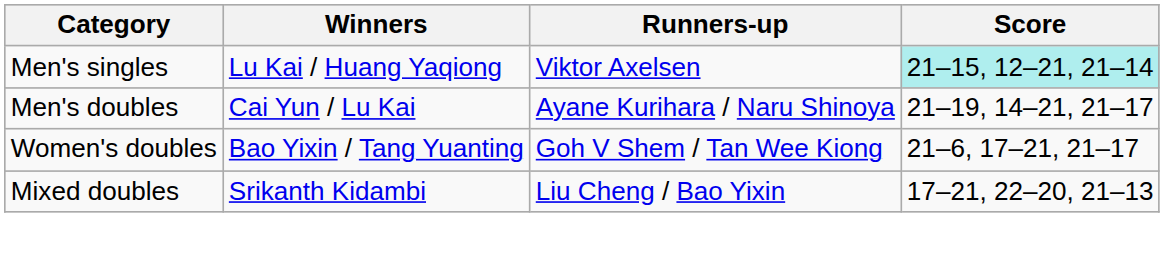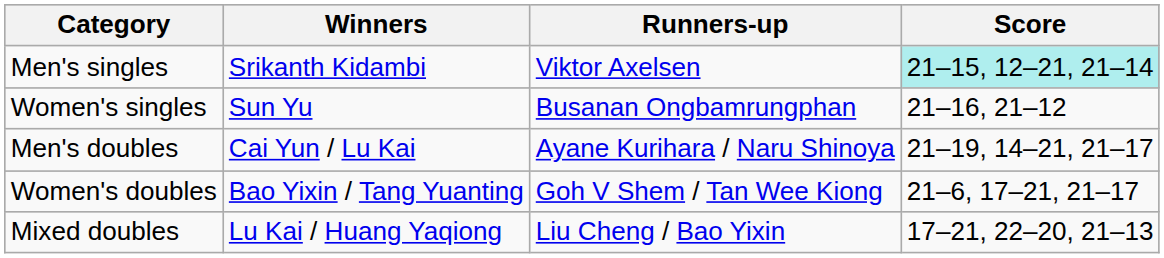(365, 66) Lu Kai / Huang Yaqiong -> (327, 66) Srikanth Kidambi
+ row: (109, 107)
(327, 190) Srikanth Kidambi -> (365, 231) Lu Kai / Huang Yaqiong
